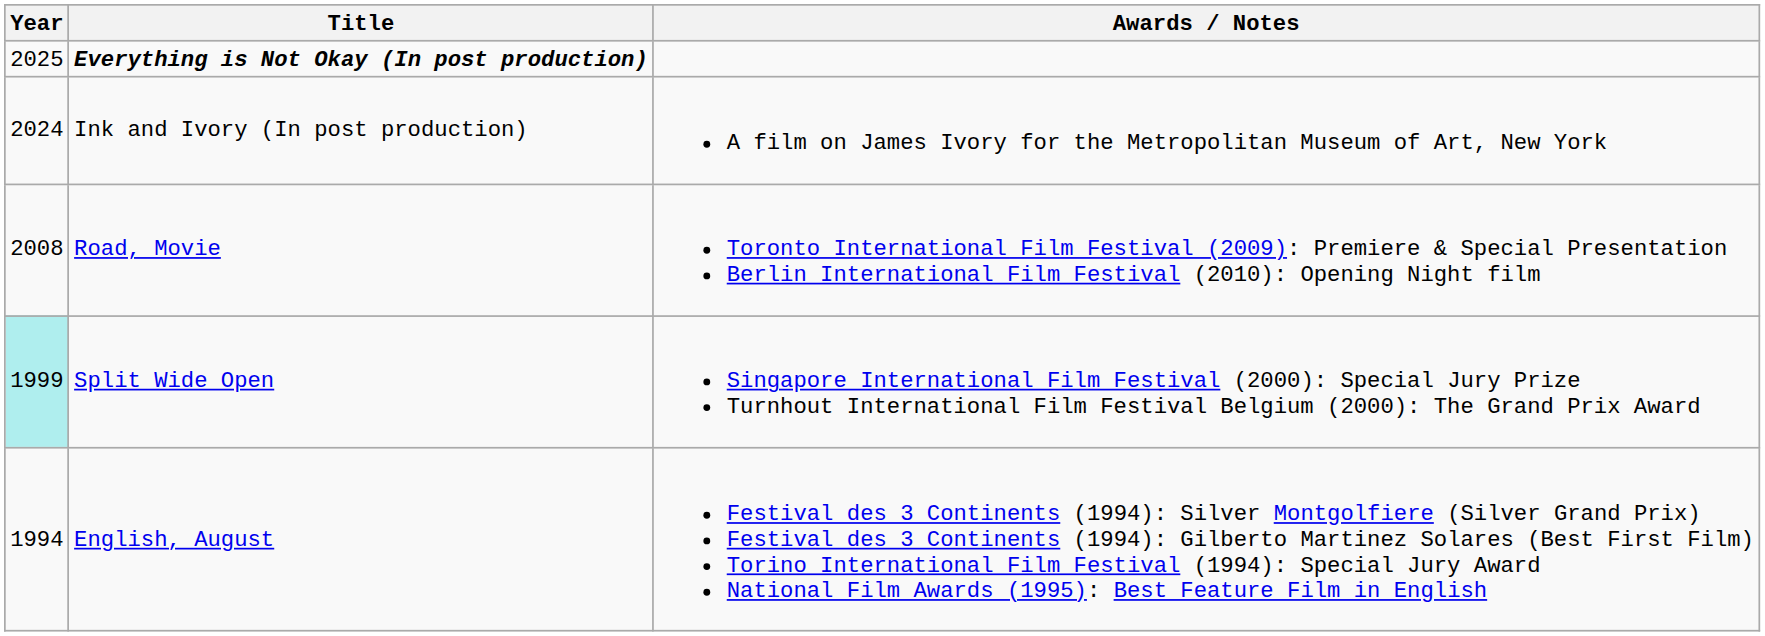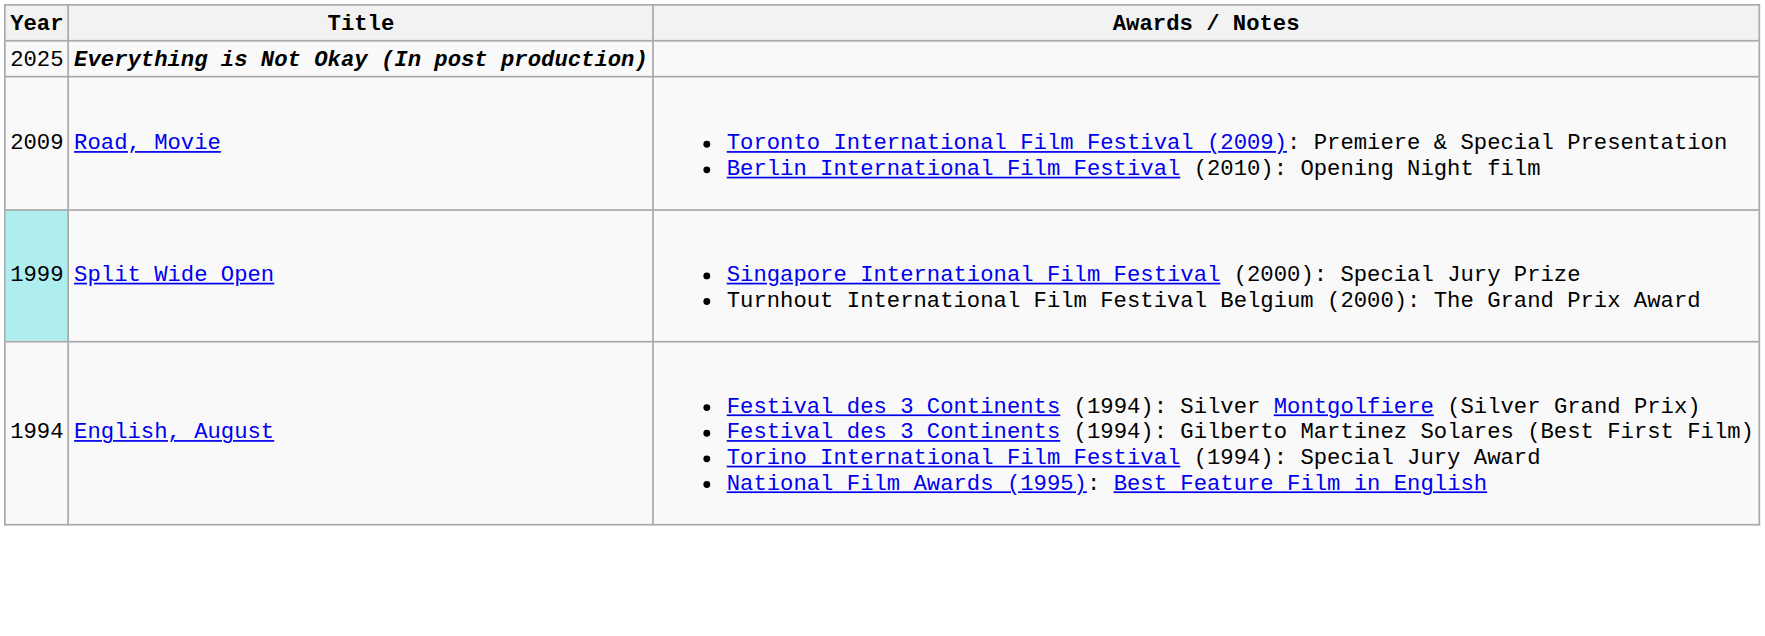- row: (301, 130)
(37, 250) 2008 -> (37, 143) 2009
